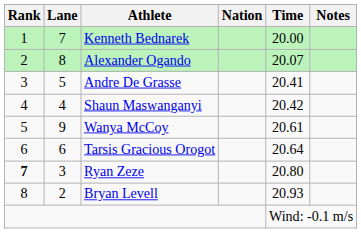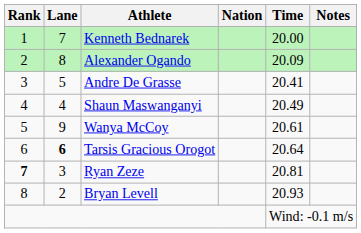(288, 60) 20.07 -> (288, 60) 20.09
(288, 104) 20.42 -> (288, 104) 20.49
(62, 149) normal -> (62, 149) bold
(288, 171) 20.80 -> (288, 171) 20.81
